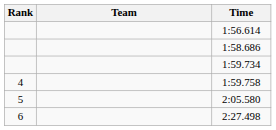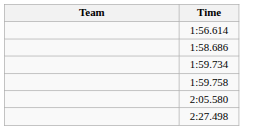- column: (20, 13)
